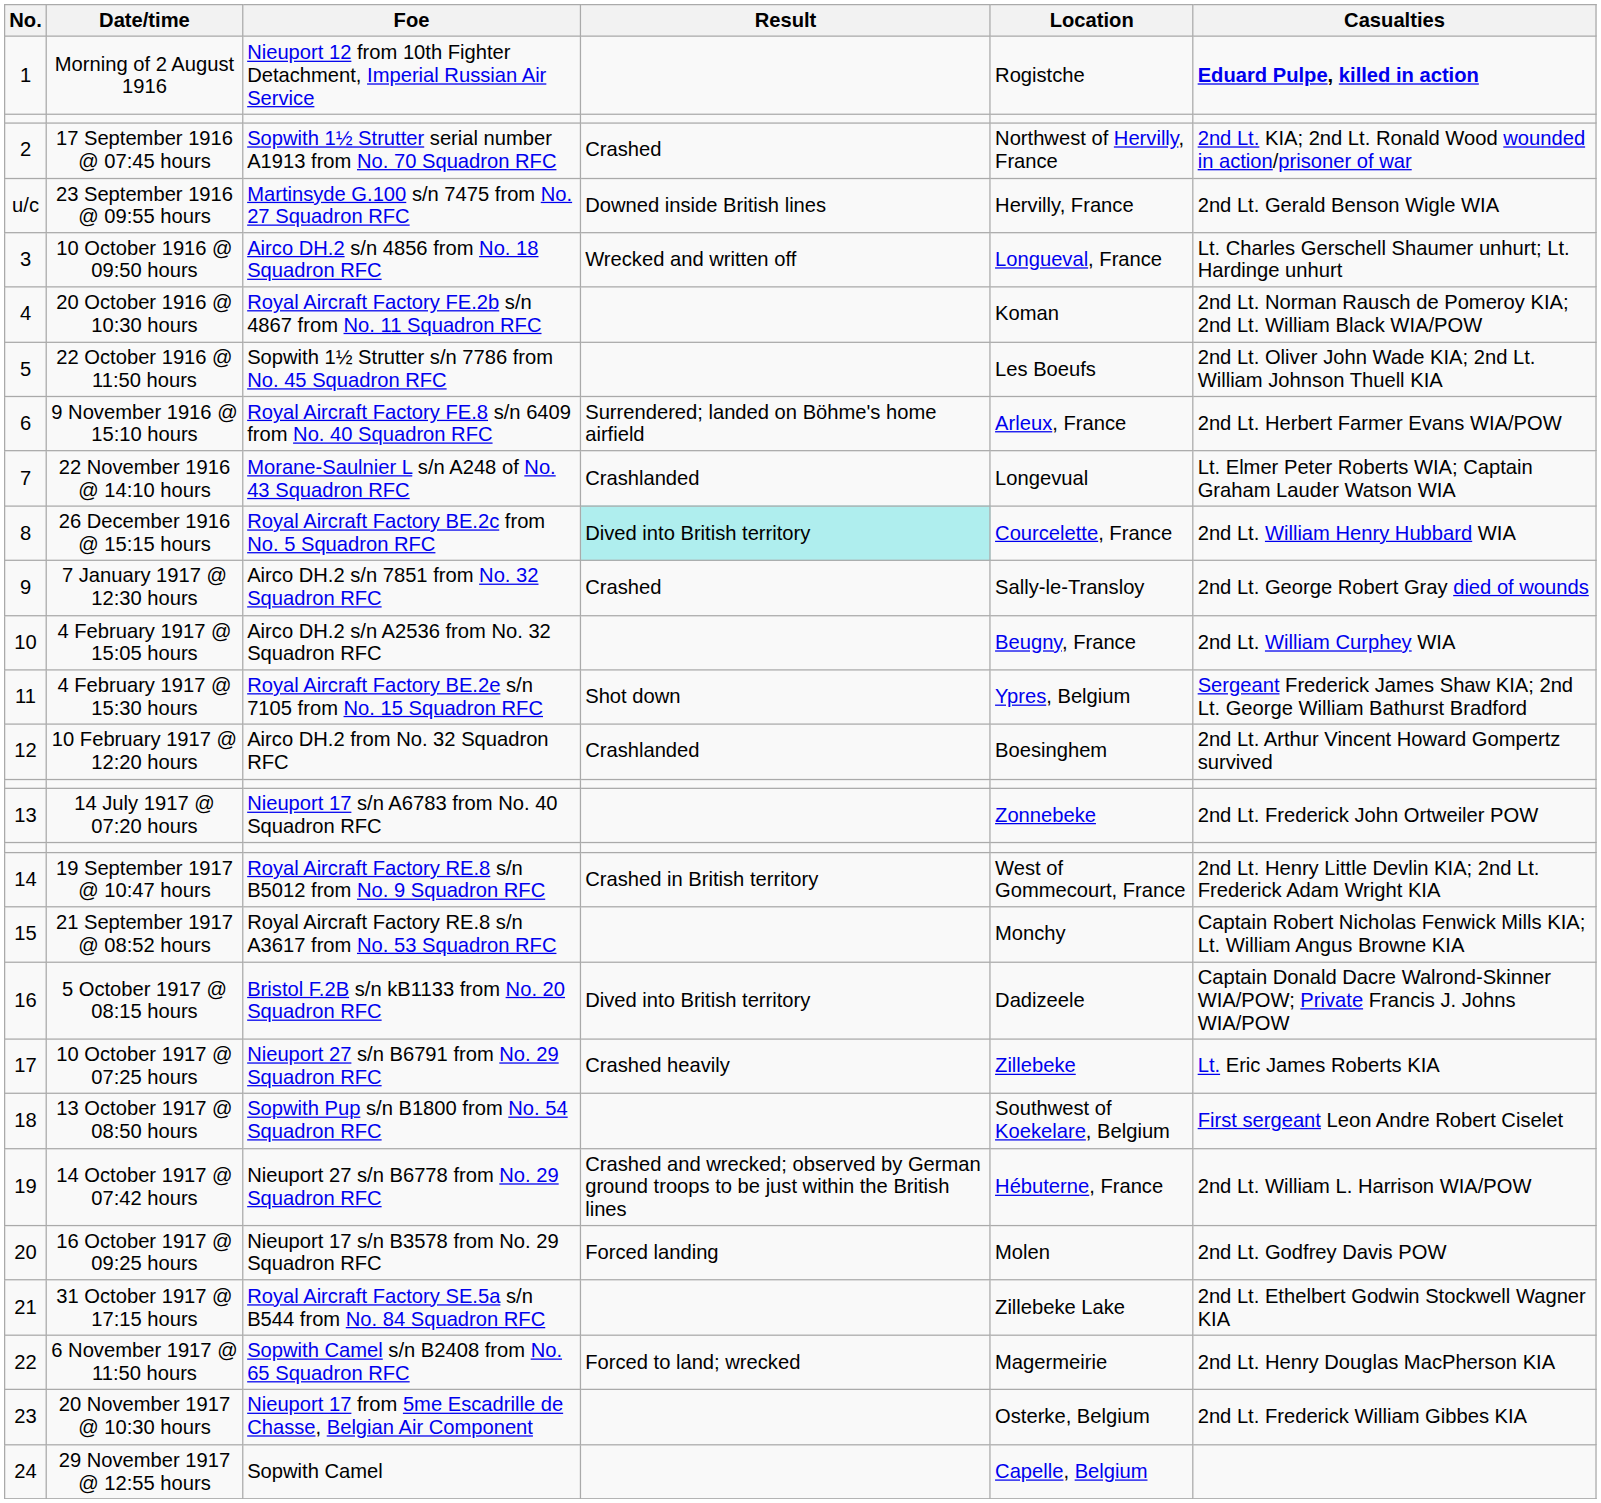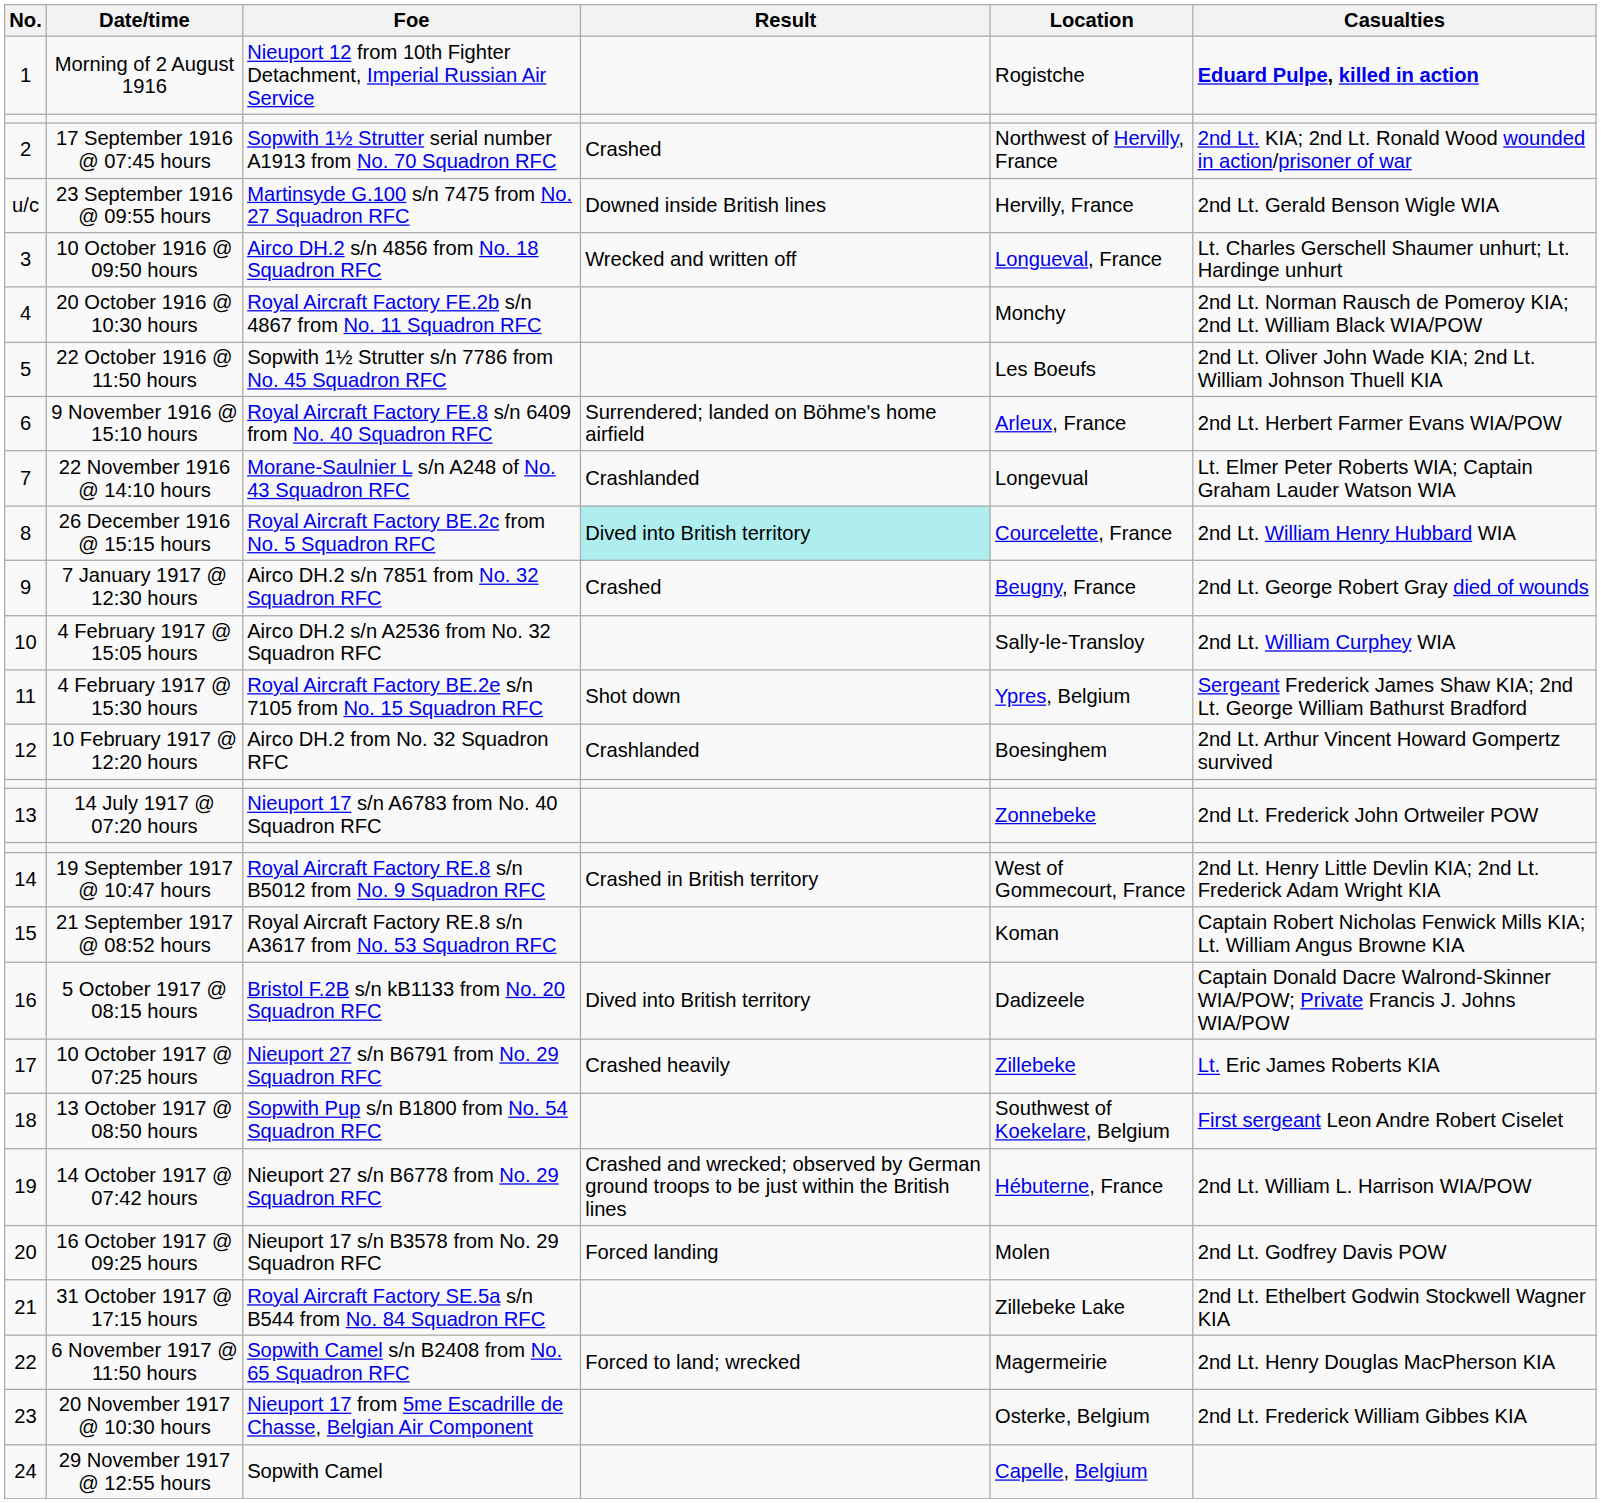(1027, 314) Koman -> (1030, 314) Monchy
(1070, 587) Sally-le-Transloy -> (1065, 587) Beugny, France
(1065, 642) Beugny, France -> (1070, 642) Sally-le-Transloy
(1030, 934) Monchy -> (1027, 934) Koman
